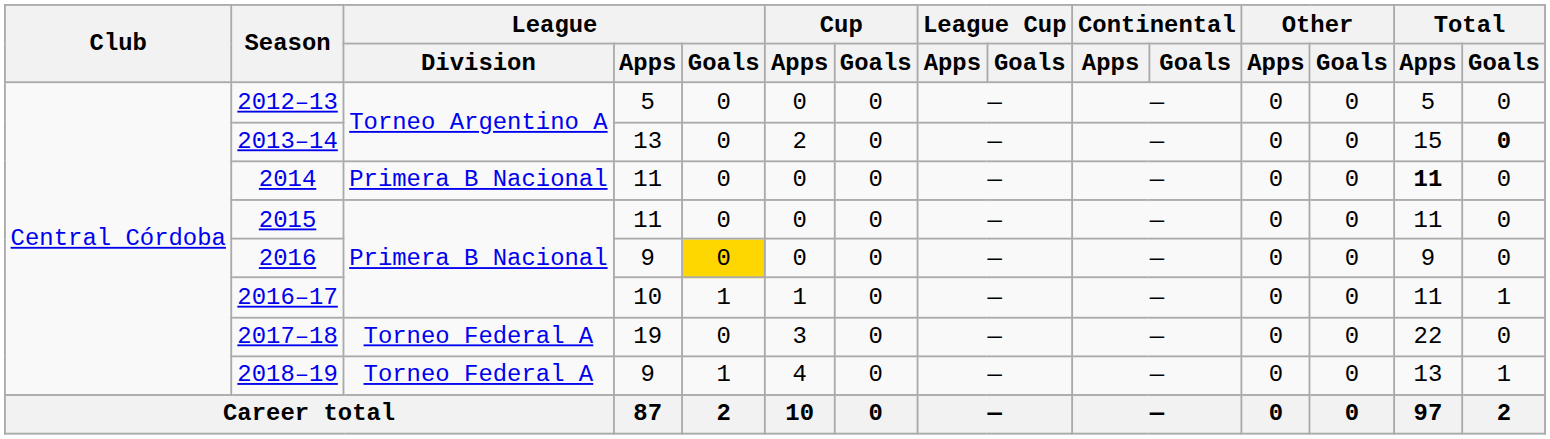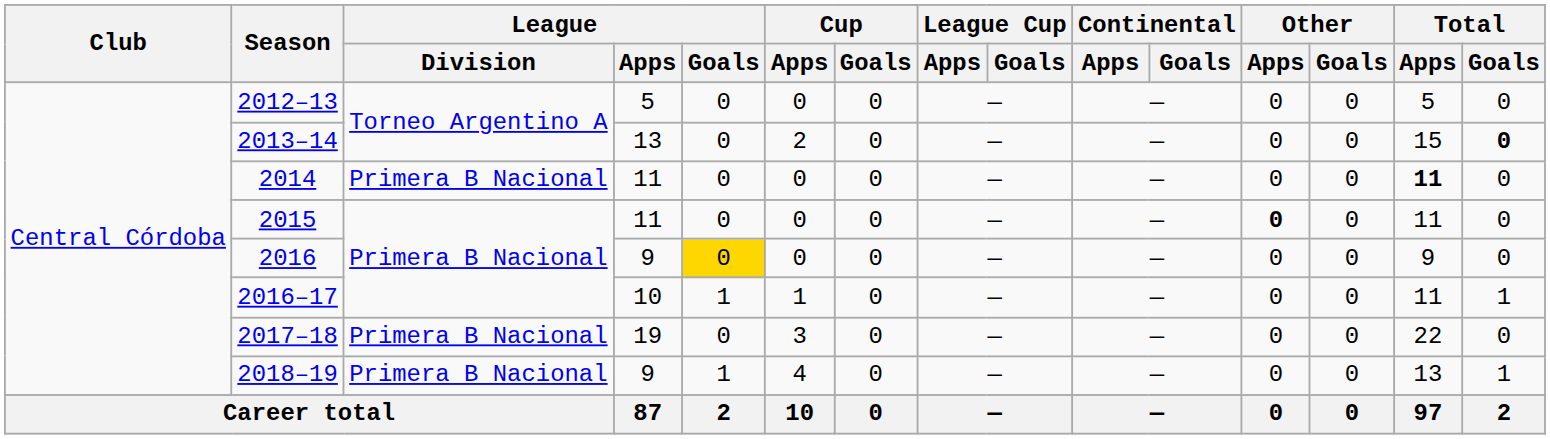(1276, 219) normal -> (1276, 219) bold
(478, 336) Torneo Federal A -> (478, 336) Primera B Nacional
(478, 375) Torneo Federal A -> (478, 375) Primera B Nacional
